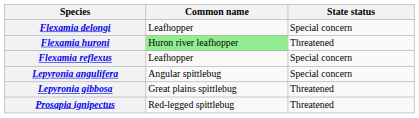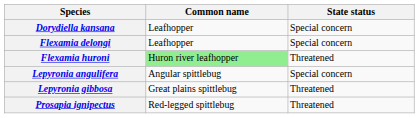+ row: (75, 27)
- row: (75, 58)
